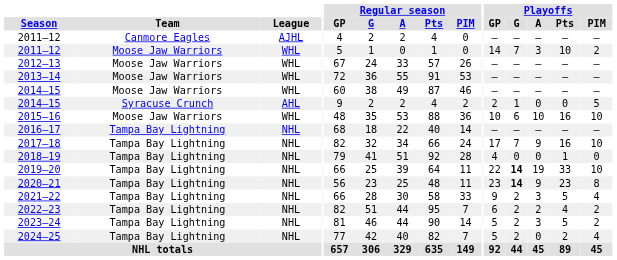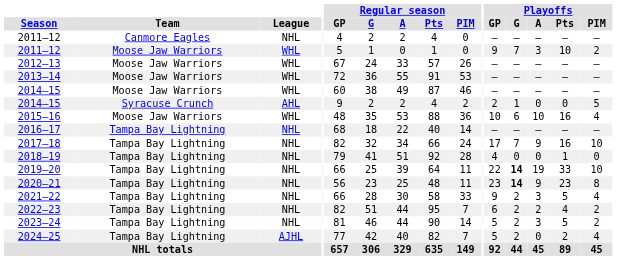(291, 37) AJHL -> (291, 37) NHL
(495, 50) 14 -> (495, 50) 9
(597, 117) 10 -> (597, 117) 4
(291, 236) NHL -> (291, 236) AJHL
